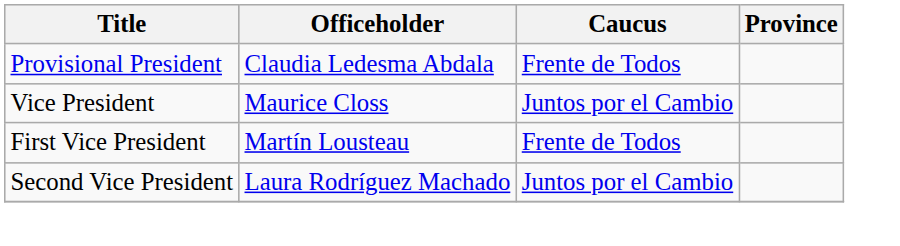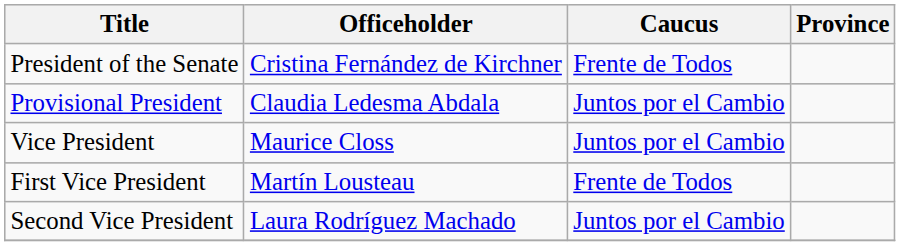+ row: (124, 63)
(601, 63) Frente de Todos -> (679, 102) Juntos por el Cambio
